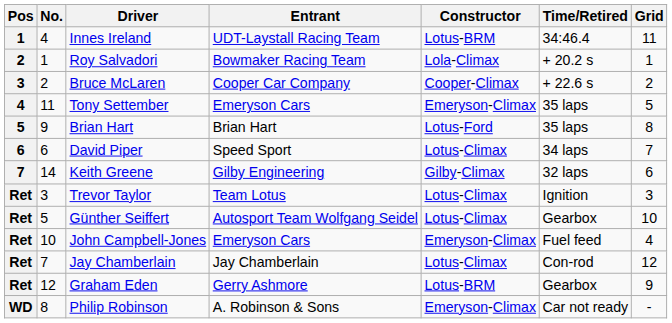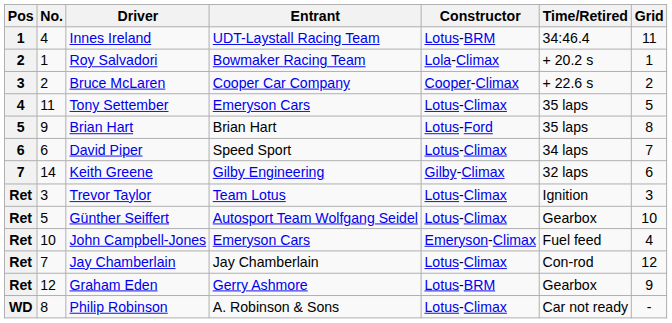(480, 105) Emeryson-Climax -> (466, 105) Lotus-Climax
(480, 307) Emeryson-Climax -> (466, 307) Lotus-Climax
